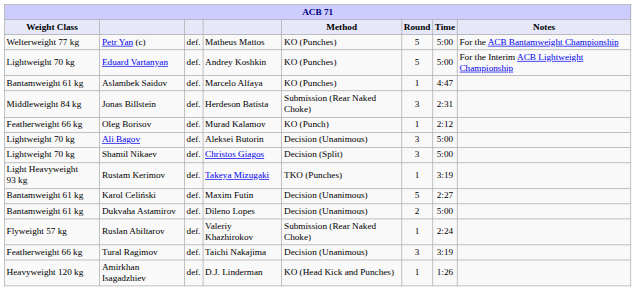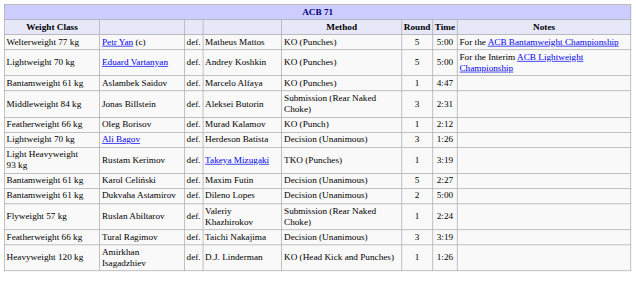(237, 104) Herdeson Batista -> (234, 104) Aleksei Butorin
(234, 139) Aleksei Butorin -> (237, 139) Herdeson Batista
(445, 139) 5:00 -> (445, 139) 1:26
- row: (129, 154)
